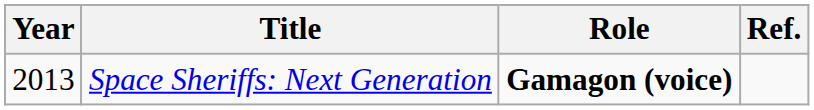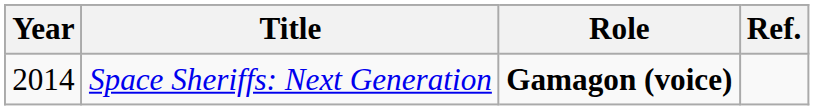(43, 78) 2013 -> (43, 78) 2014
